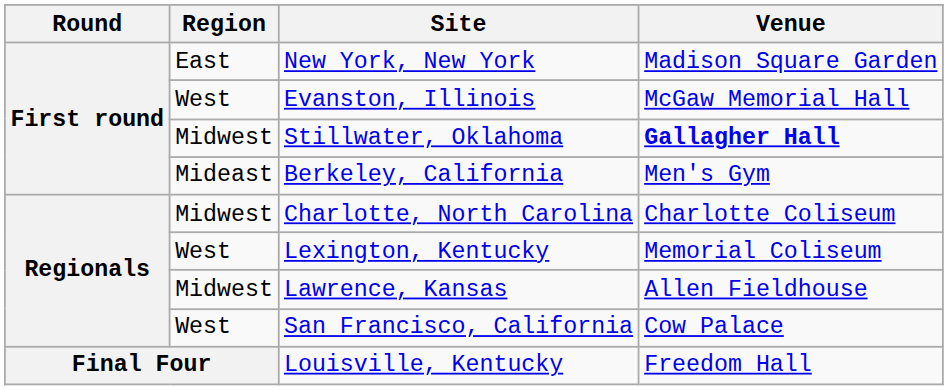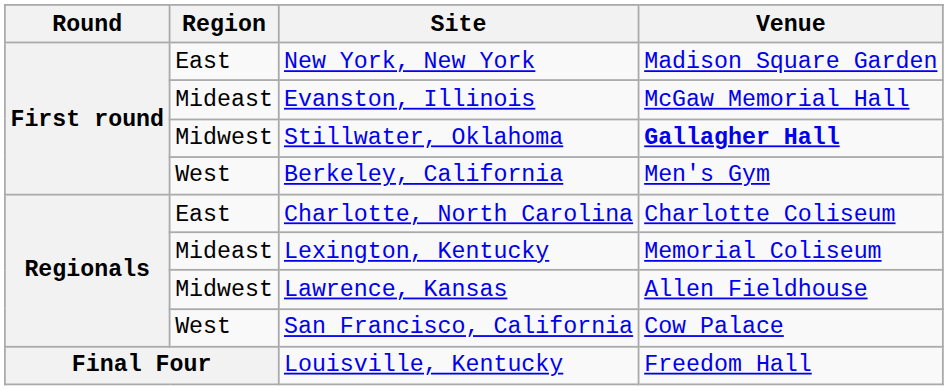(203, 100) West -> (224, 100) Mideast
(224, 176) Mideast -> (203, 176) West
(224, 213) Midwest -> (203, 213) East
(203, 251) West -> (224, 251) Mideast
